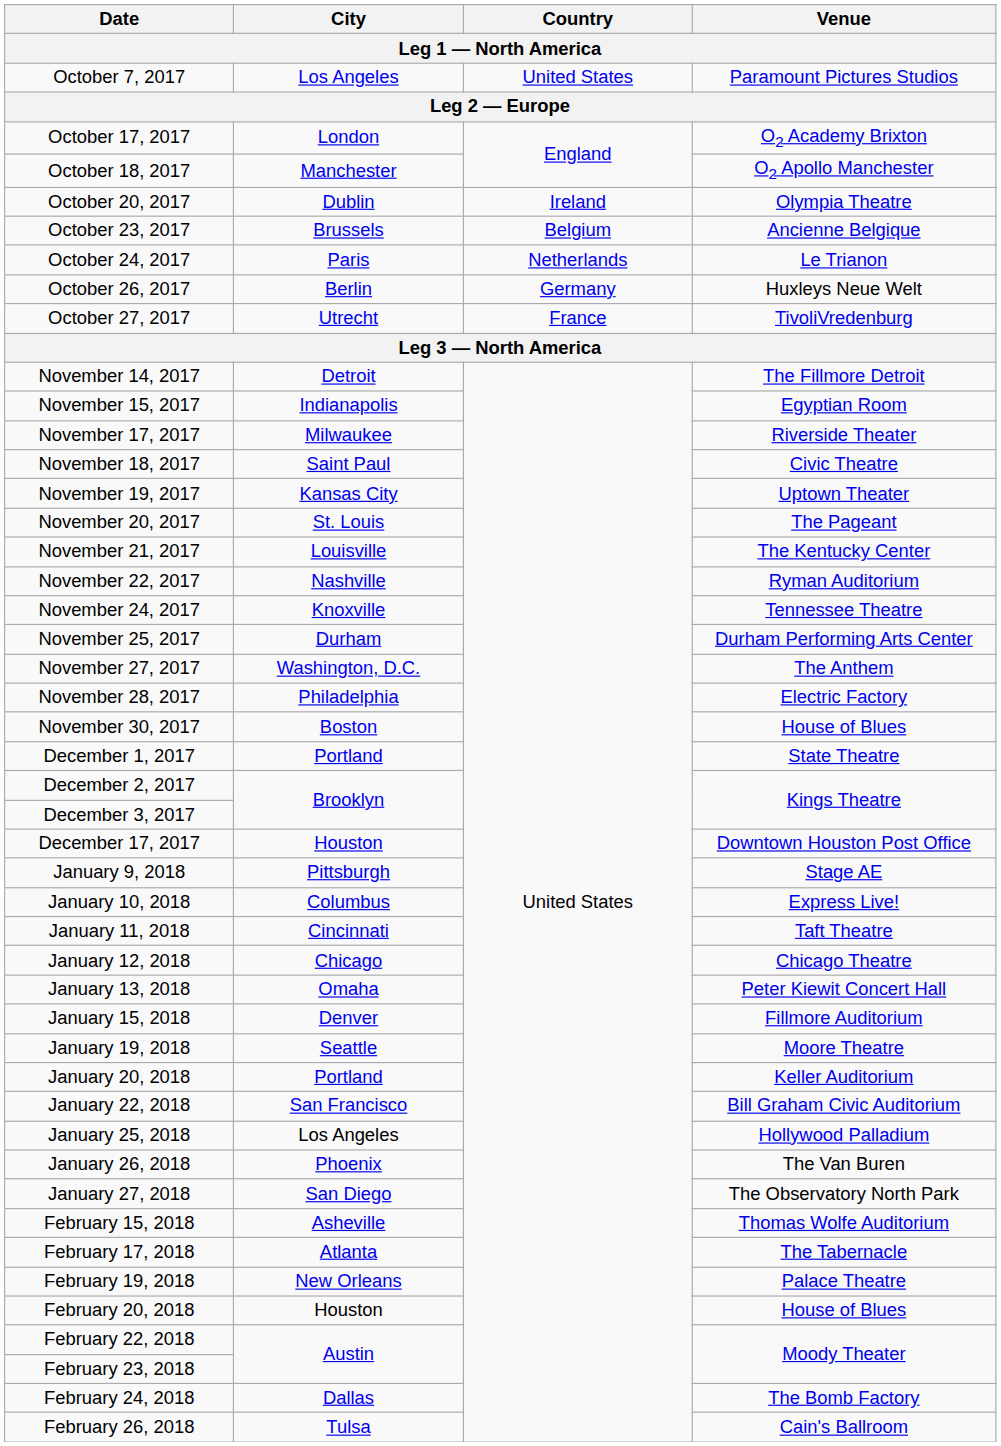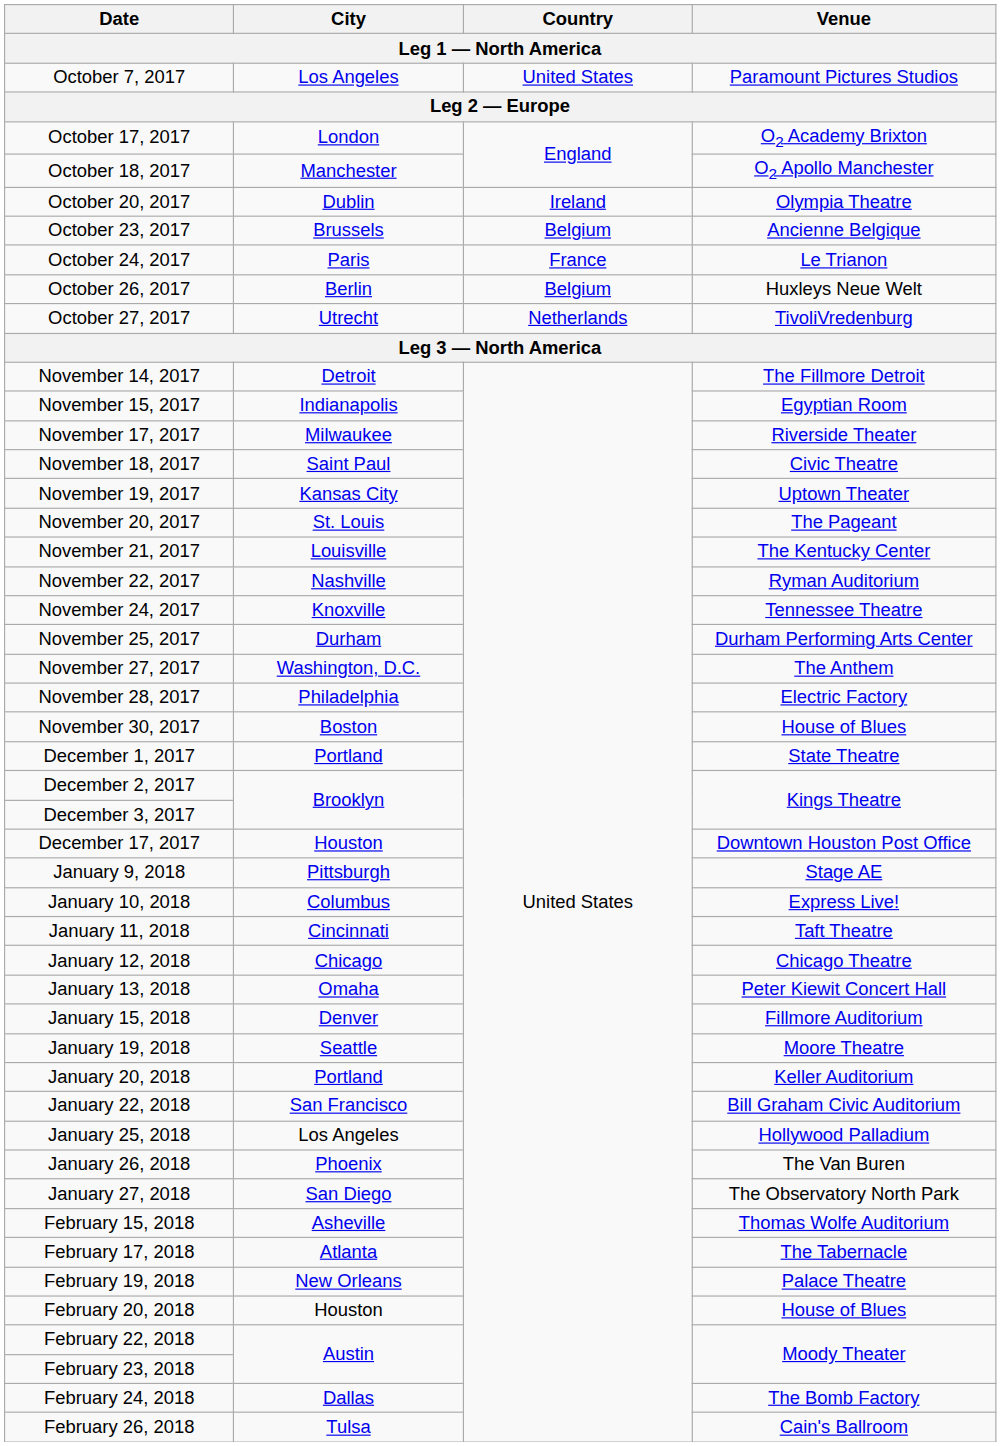(578, 259) Netherlands -> (578, 259) France
(578, 289) Germany -> (578, 289) Belgium
(578, 318) France -> (578, 318) Netherlands
